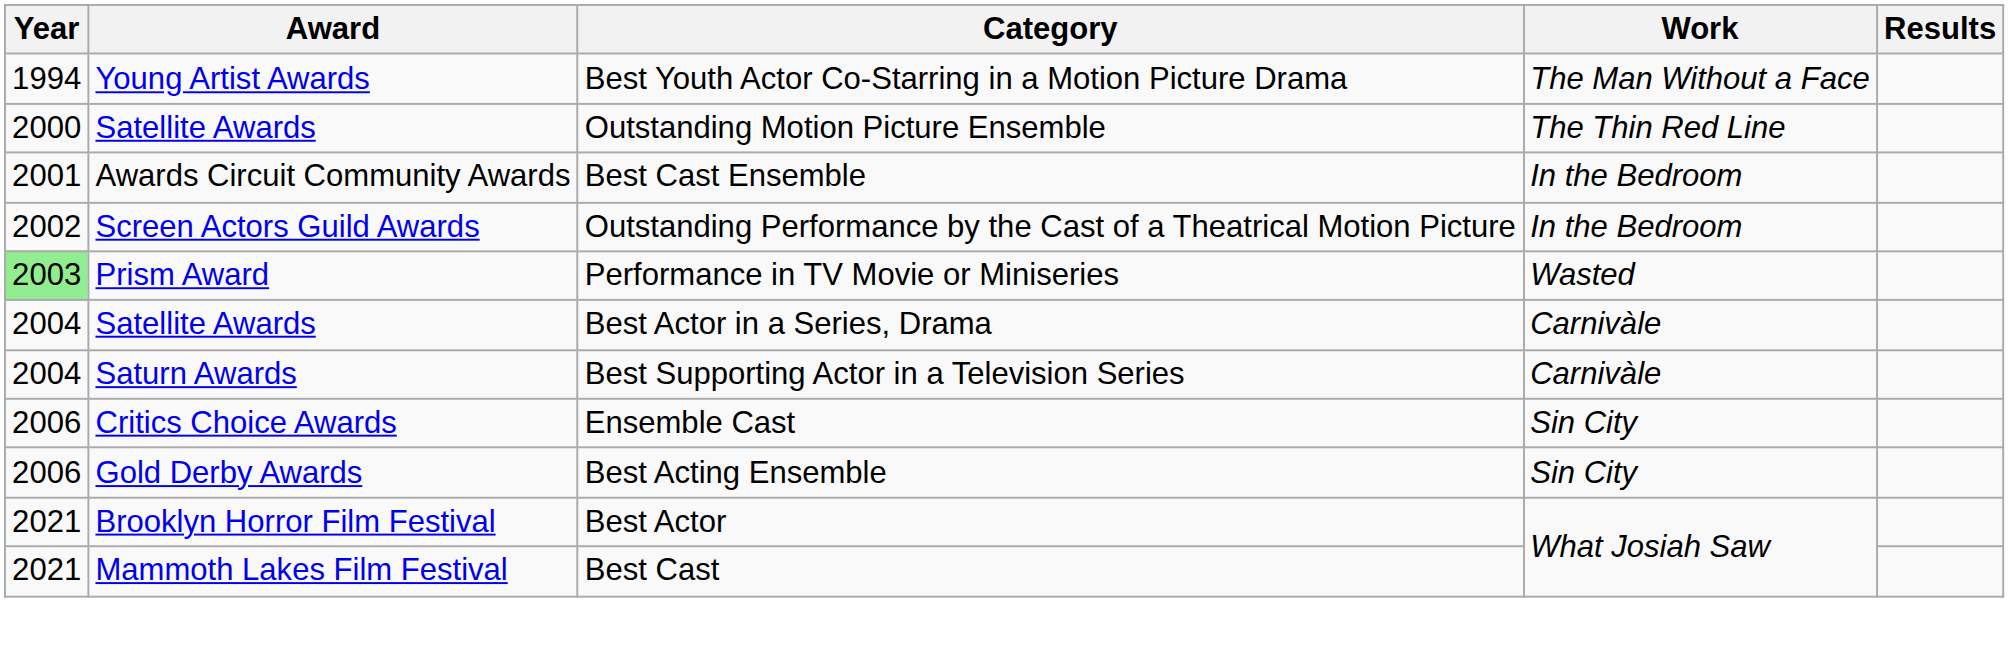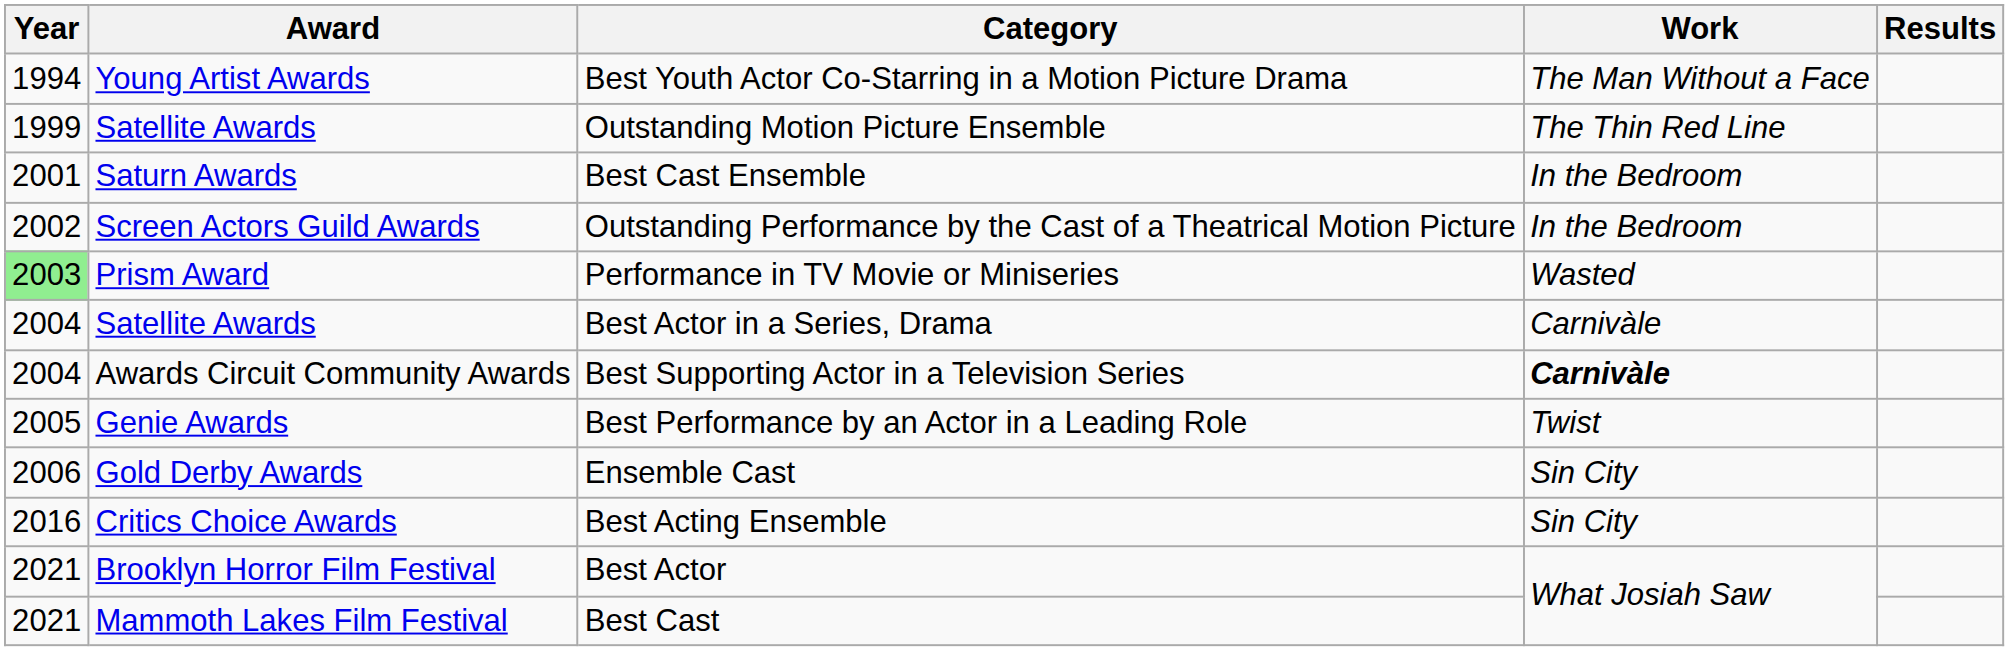(47, 127) 2000 -> (47, 127) 1999
(333, 176) Awards Circuit Community Awards -> (196, 176) Saturn Awards
(196, 373) Saturn Awards -> (333, 373) Awards Circuit Community Awards
(1596, 373) normal -> (1600, 373) bold
+ row: (916, 422)
(246, 422) Critics Choice Awards -> (229, 472) Gold Derby Awards
(47, 472) 2006 -> (47, 521) 2016
(229, 472) Gold Derby Awards -> (246, 521) Critics Choice Awards
